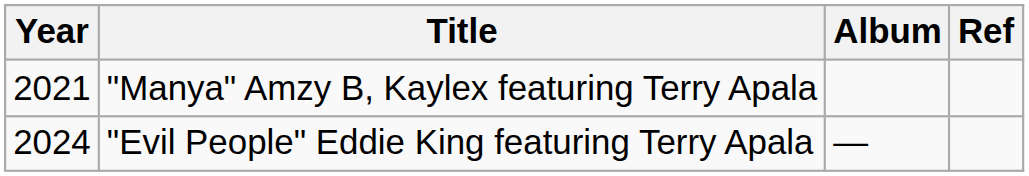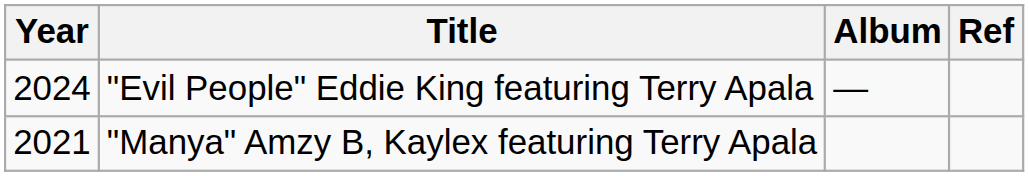rows swapped: (460, 142) <-> (462, 87)
